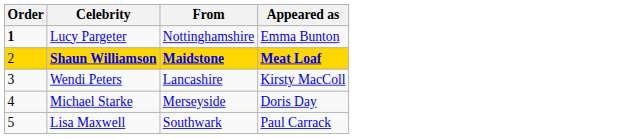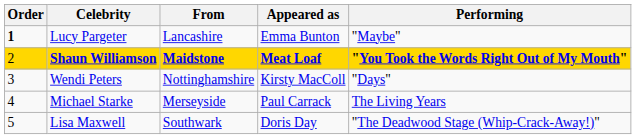+ column: (490, 15)
(209, 36) Nottinghamshire -> (193, 36) Lancashire
(193, 79) Lancashire -> (209, 79) Nottinghamshire
(289, 101) Doris Day -> (296, 101) Paul Carrack
(296, 123) Paul Carrack -> (289, 123) Doris Day
